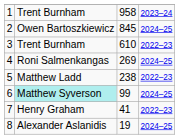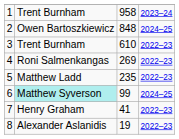(128, 28) 845 -> (128, 28) 848
(156, 61) 2024–25 -> (156, 61) 2022–23
(128, 77) 238 -> (128, 77) 235
(156, 126) 2024–25 -> (156, 126) 2022–23
